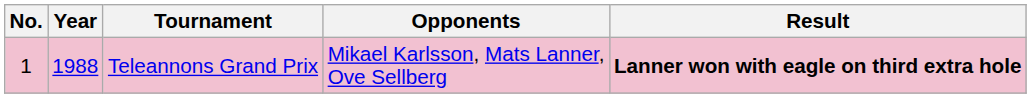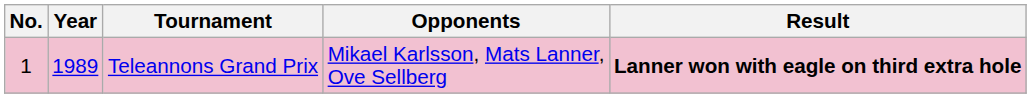(75, 66) 1988 -> (75, 66) 1989
